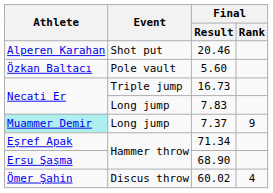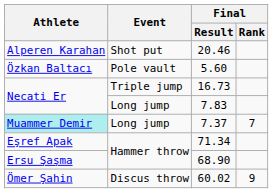(252, 123) 9 -> (252, 123) 7
(252, 178) 4 -> (252, 178) 9
